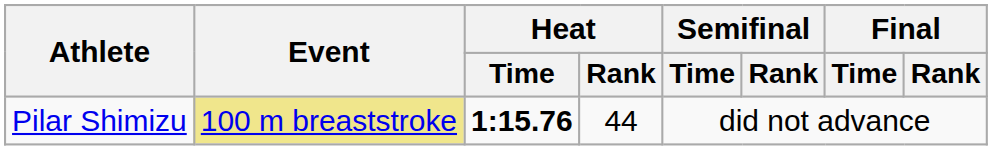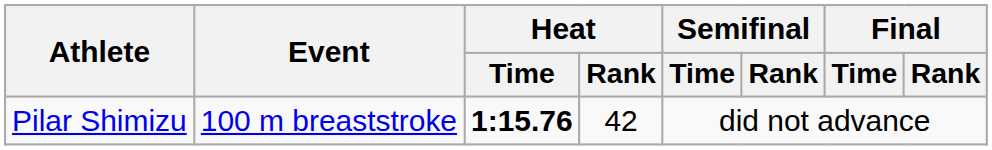(329, 121) khaki background -> (329, 121) no background
(621, 121) 44 -> (621, 121) 42
